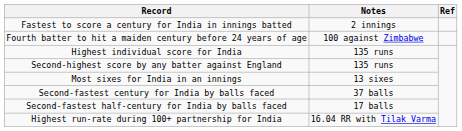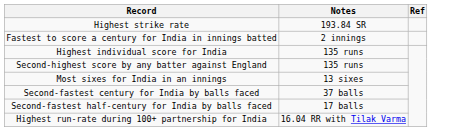+ row: (142, 25)
- row: (157, 38)
